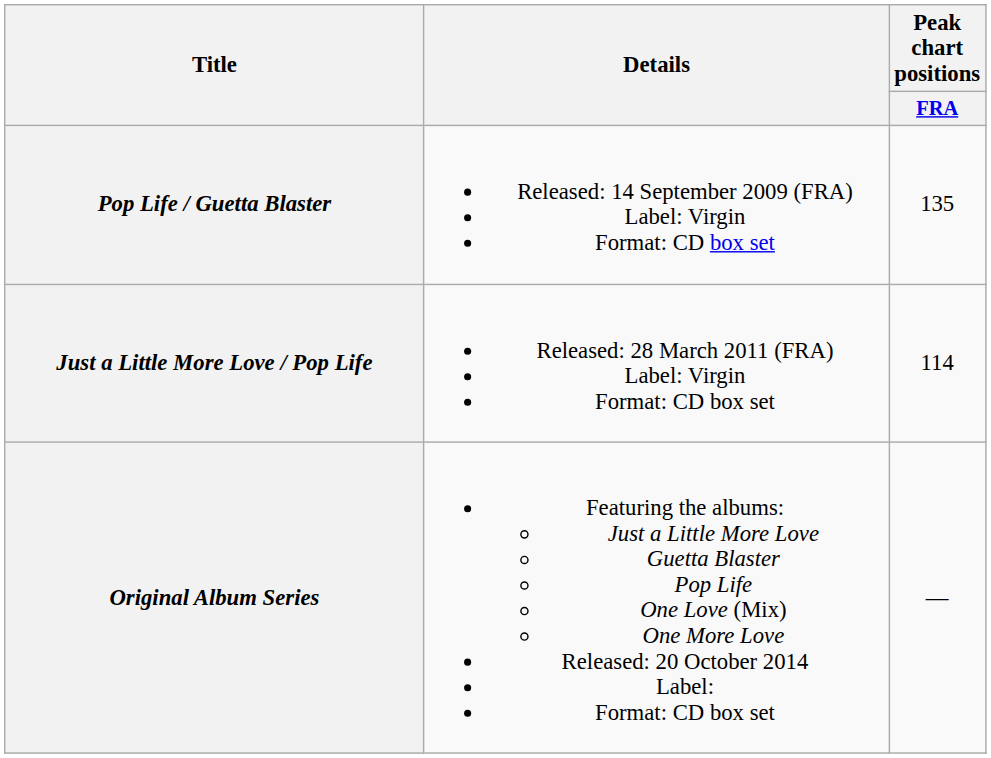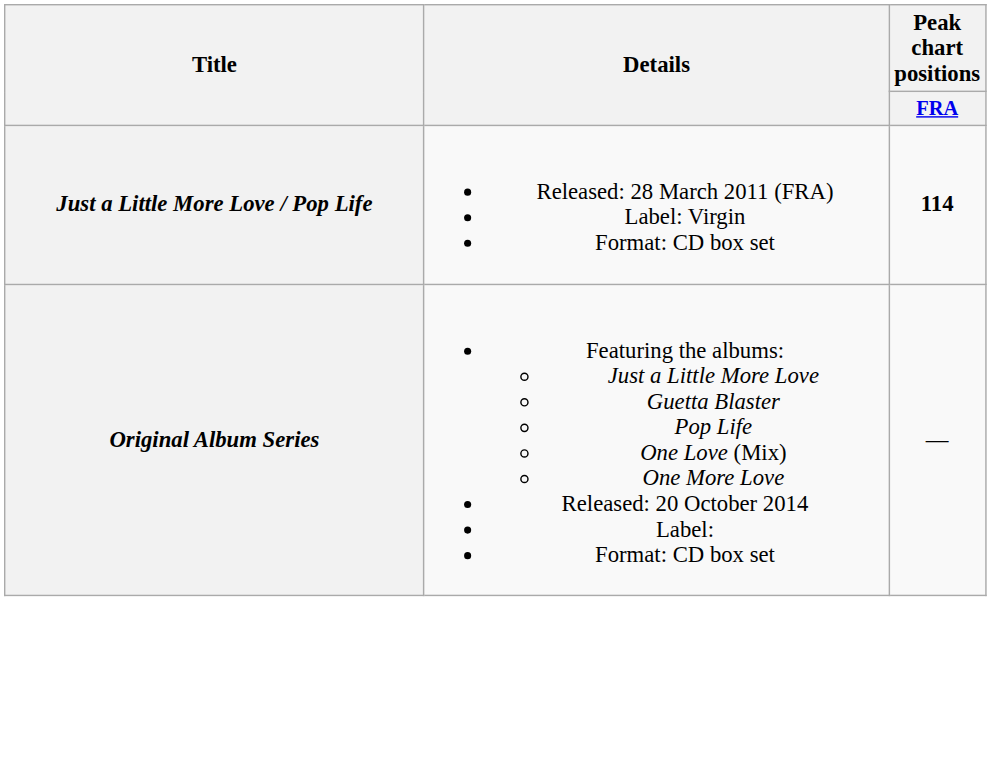- row: (214, 204)
(937, 362) normal -> (937, 204) bold
